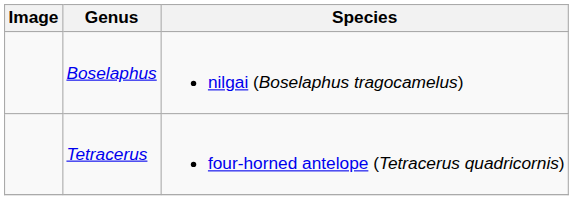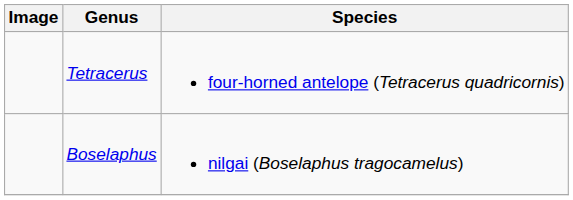rows swapped: (112, 72) <-> (107, 154)
